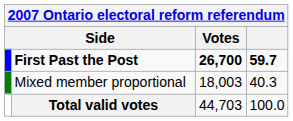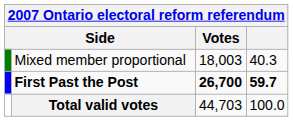rows swapped: (76, 60) <-> (100, 82)
